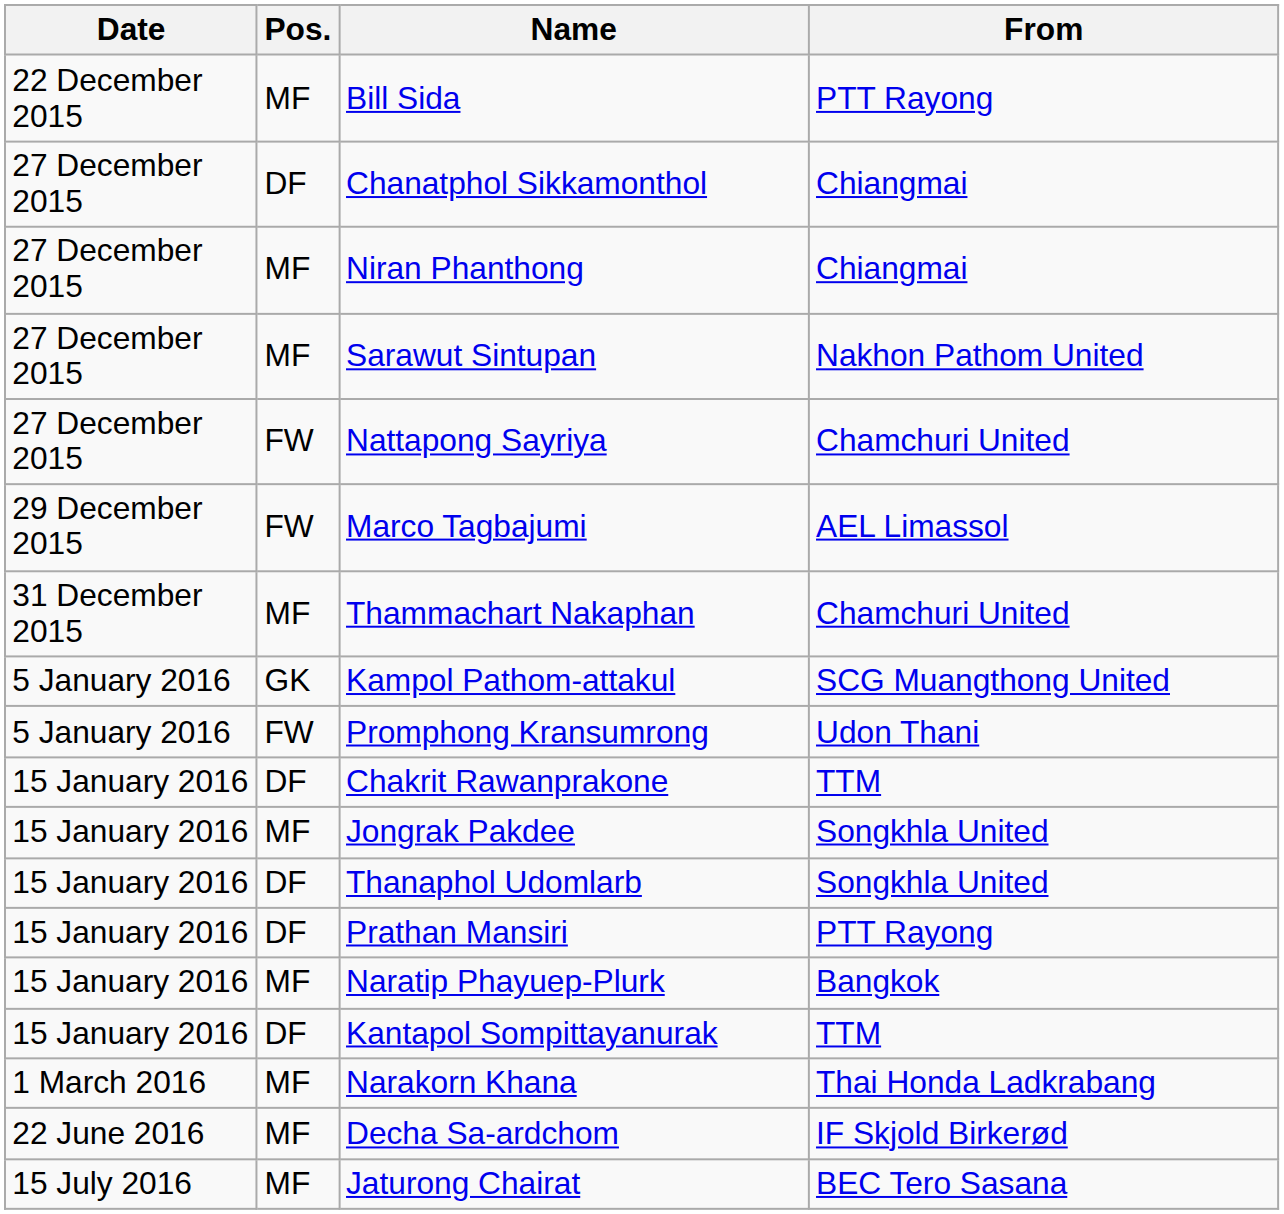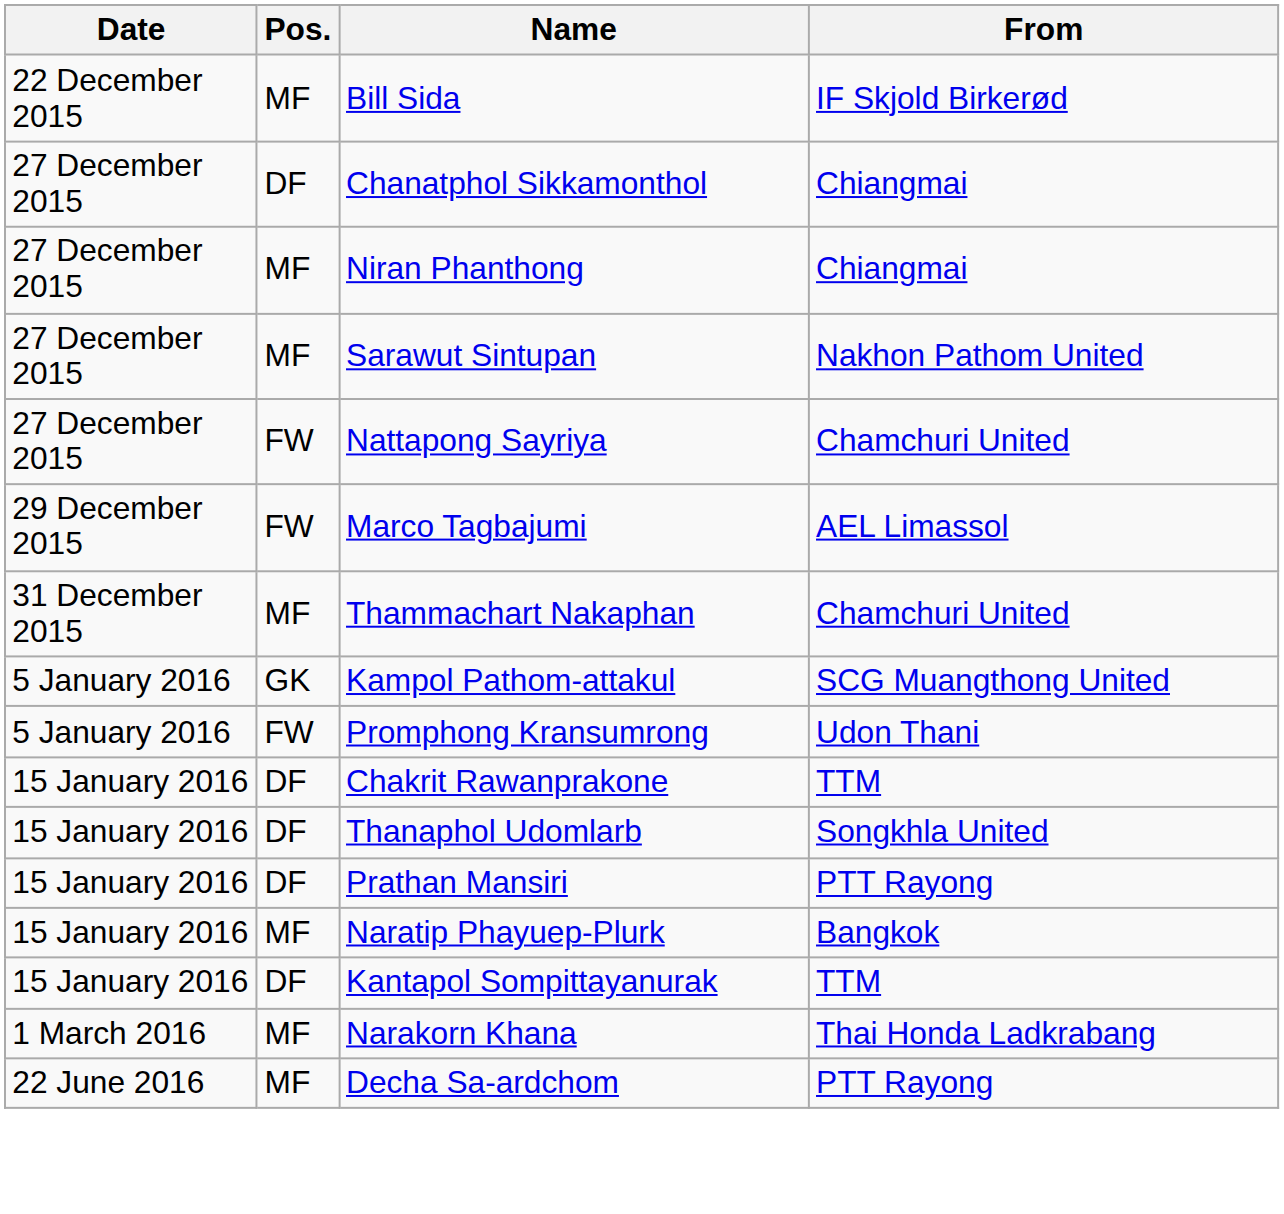(905, 97) PTT Rayong -> (942, 97) IF Skjold Birkerød
- row: (460, 831)
(942, 1133) IF Skjold Birkerød -> (905, 1082) PTT Rayong
- row: (463, 1183)
